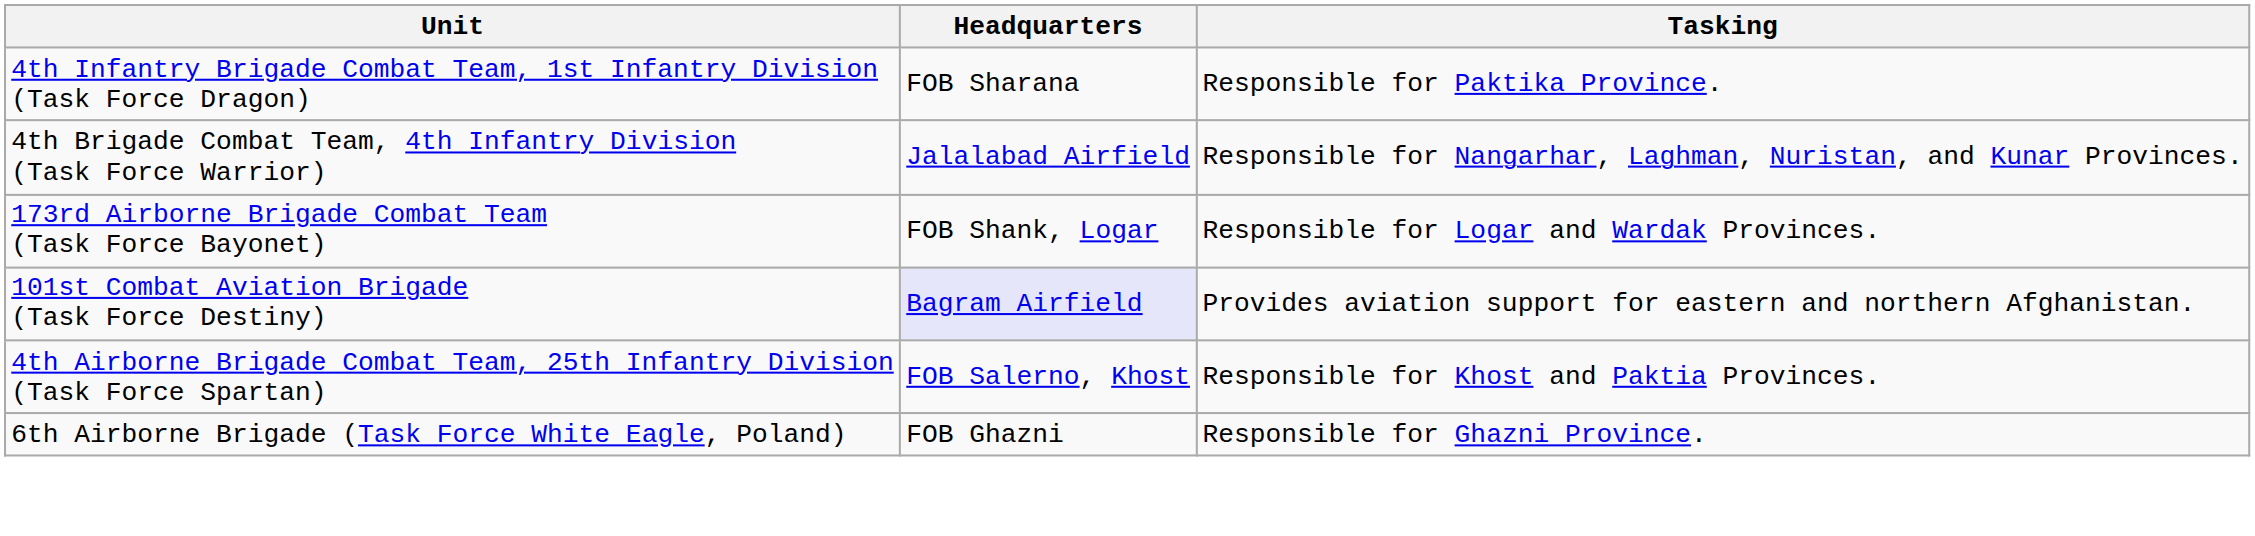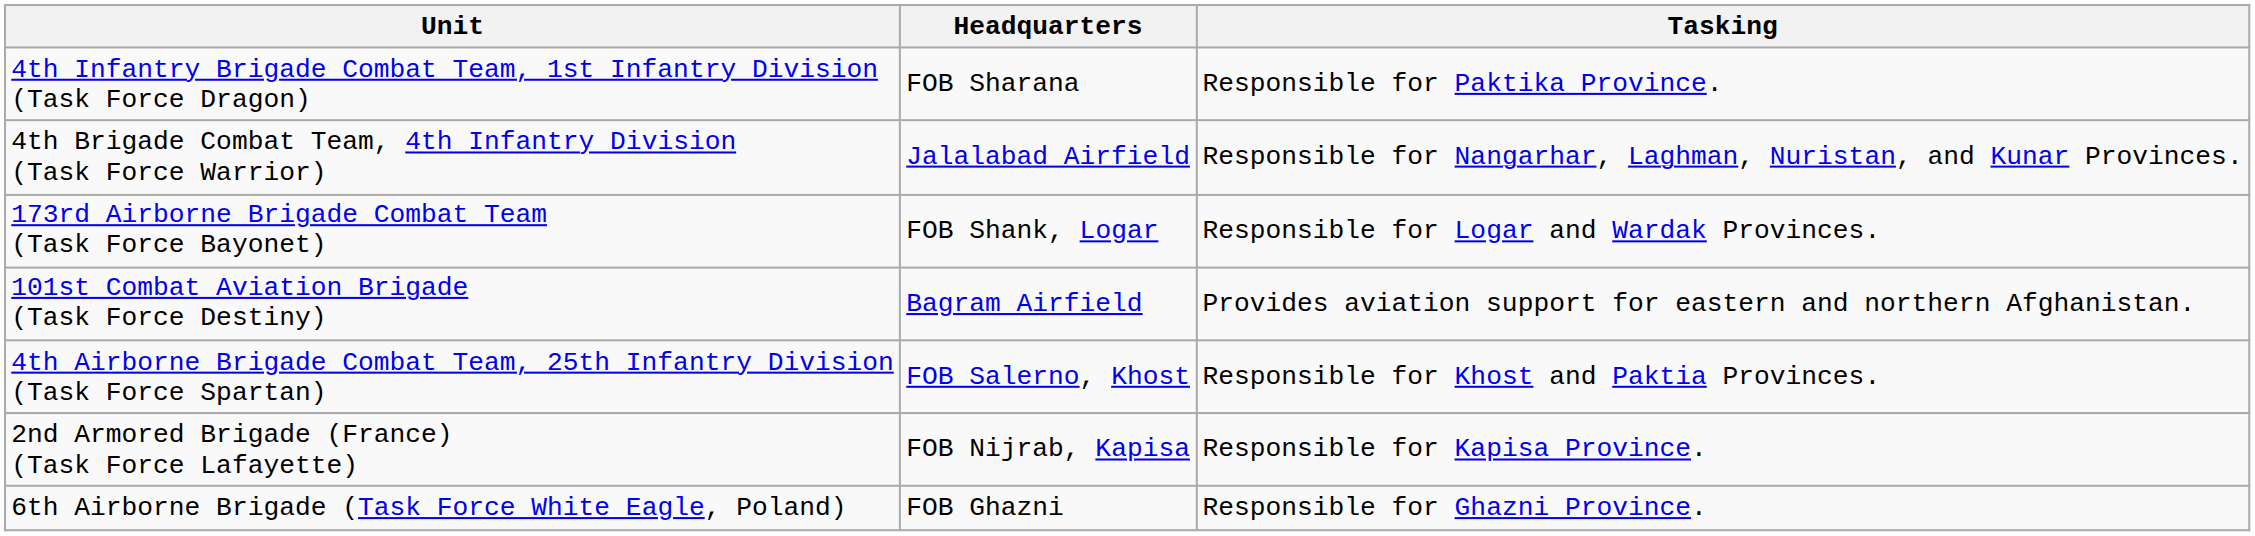(1024, 304) lavender background -> (1024, 304) no background
+ row: (232, 450)
